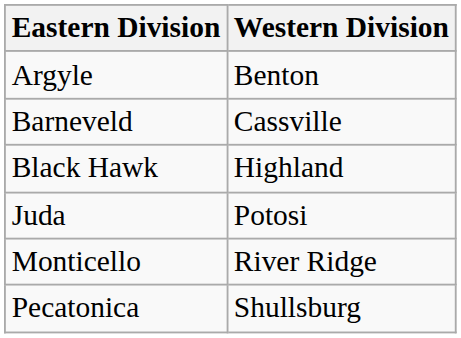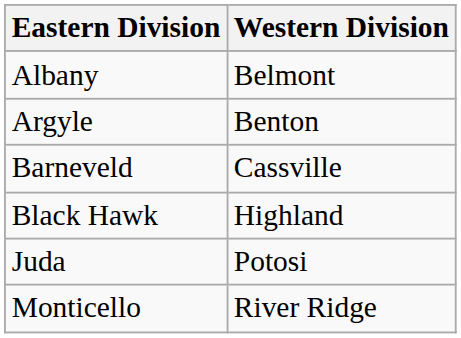+ row: (55, 74)
- row: (75, 307)
